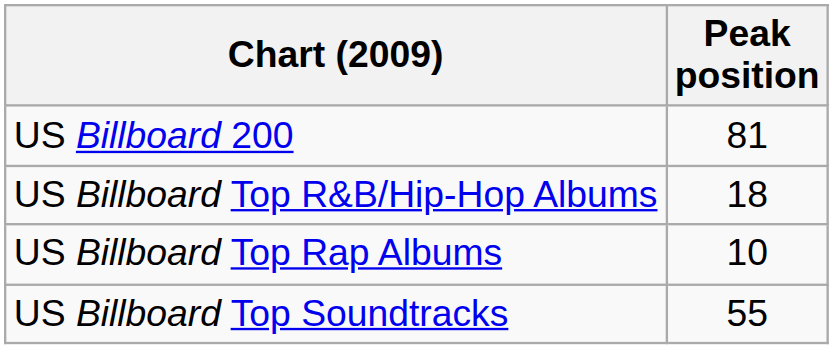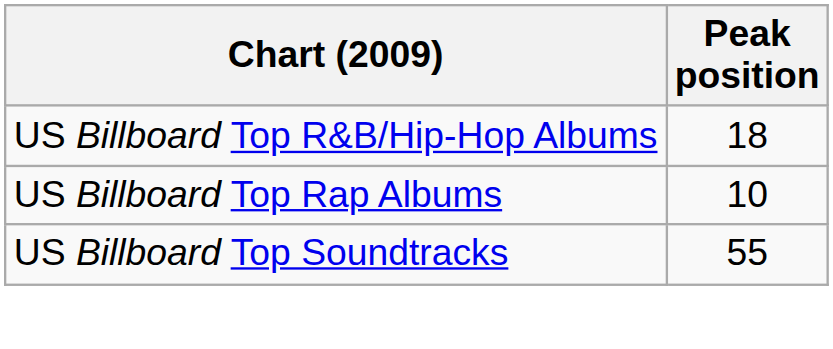- row: (154, 135)
